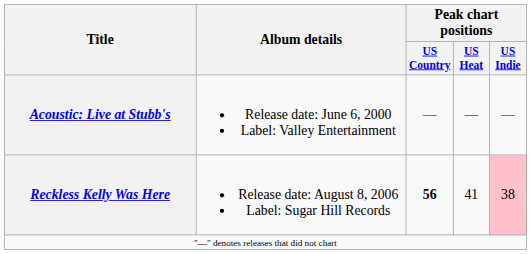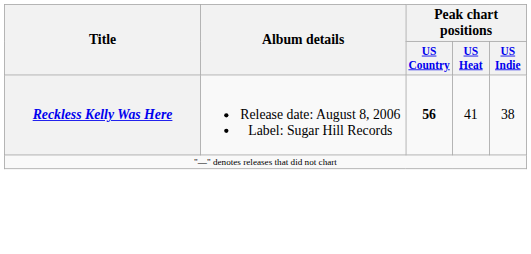- row: (100, 114)
(508, 195) pink background -> (508, 114) no background
